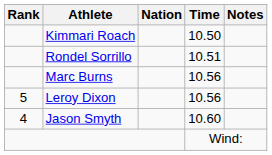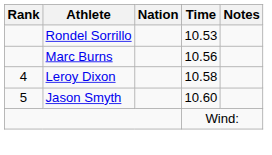- row: (90, 35)
(205, 56) 10.51 -> (201, 35) 10.53
(23, 98) 5 -> (23, 77) 4
(205, 98) 10.56 -> (201, 77) 10.58
(23, 118) 4 -> (23, 98) 5
